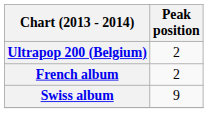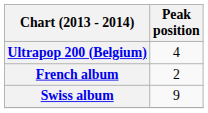(176, 52) 2 -> (176, 52) 4
